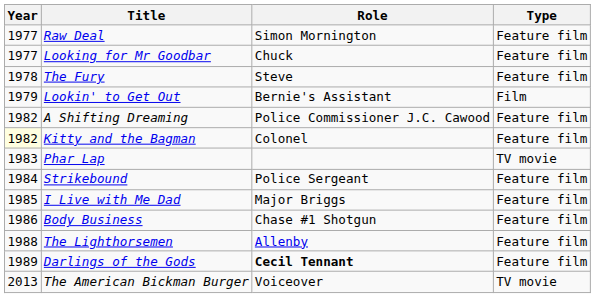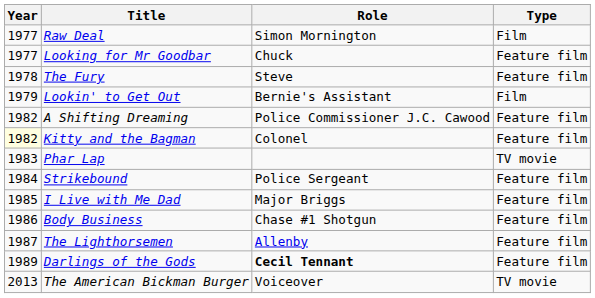(542, 35) Feature film -> (511, 35) Film
(23, 241) 1988 -> (23, 241) 1987
